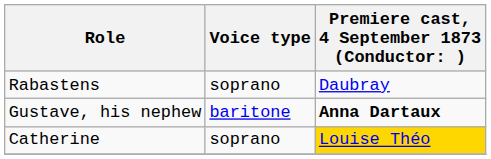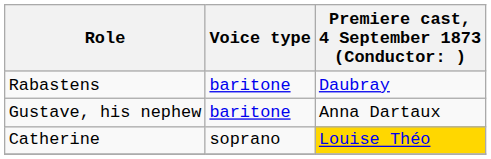(245, 85) soprano -> (250, 85) baritone
(380, 113) bold -> (380, 113) normal
